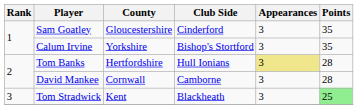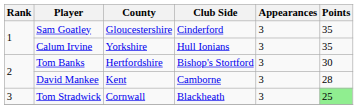(215, 46) Bishop's Stortford -> (203, 46) Hull Ionians
(203, 63) Hull Ionians -> (215, 63) Bishop's Stortford
(261, 63) khaki background -> (261, 63) no background
(327, 63) 28 -> (327, 63) 30
(125, 79) Cornwall -> (116, 79) Kent
(116, 96) Kent -> (125, 96) Cornwall
